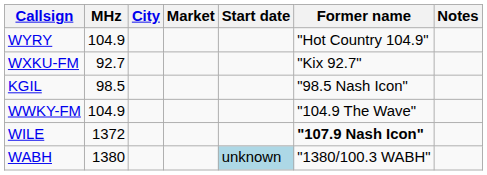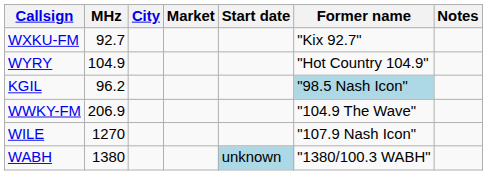rows swapped: (30, 39) <-> (43, 63)
(111, 87) 98.5 -> (111, 87) 96.2
(352, 87) no background -> (352, 87) lightblue background
(106, 110) 104.9 -> (106, 110) 206.9
(108, 134) 1372 -> (108, 134) 1270
(360, 134) bold -> (357, 134) normal
